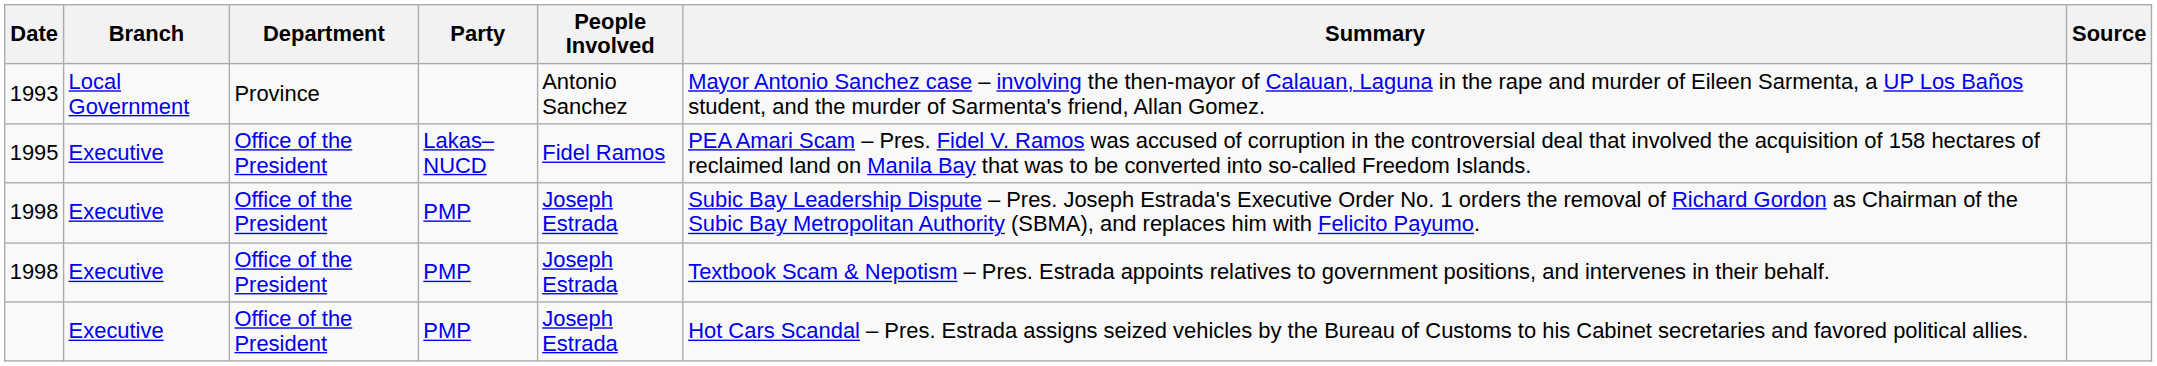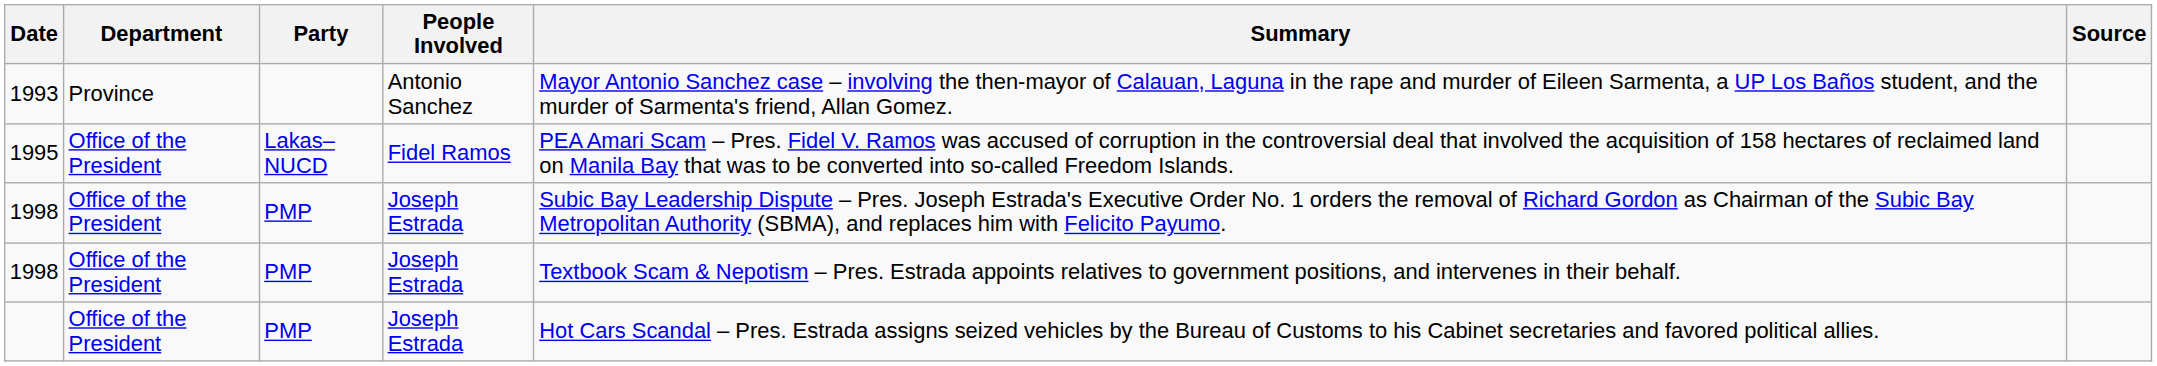- column: (147, 34)
